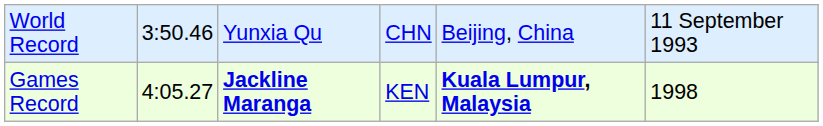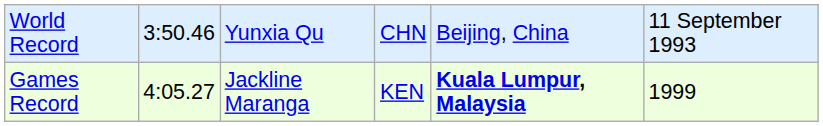(267, 91) bold -> (267, 91) normal
(674, 91) 1998 -> (672, 91) 1999
